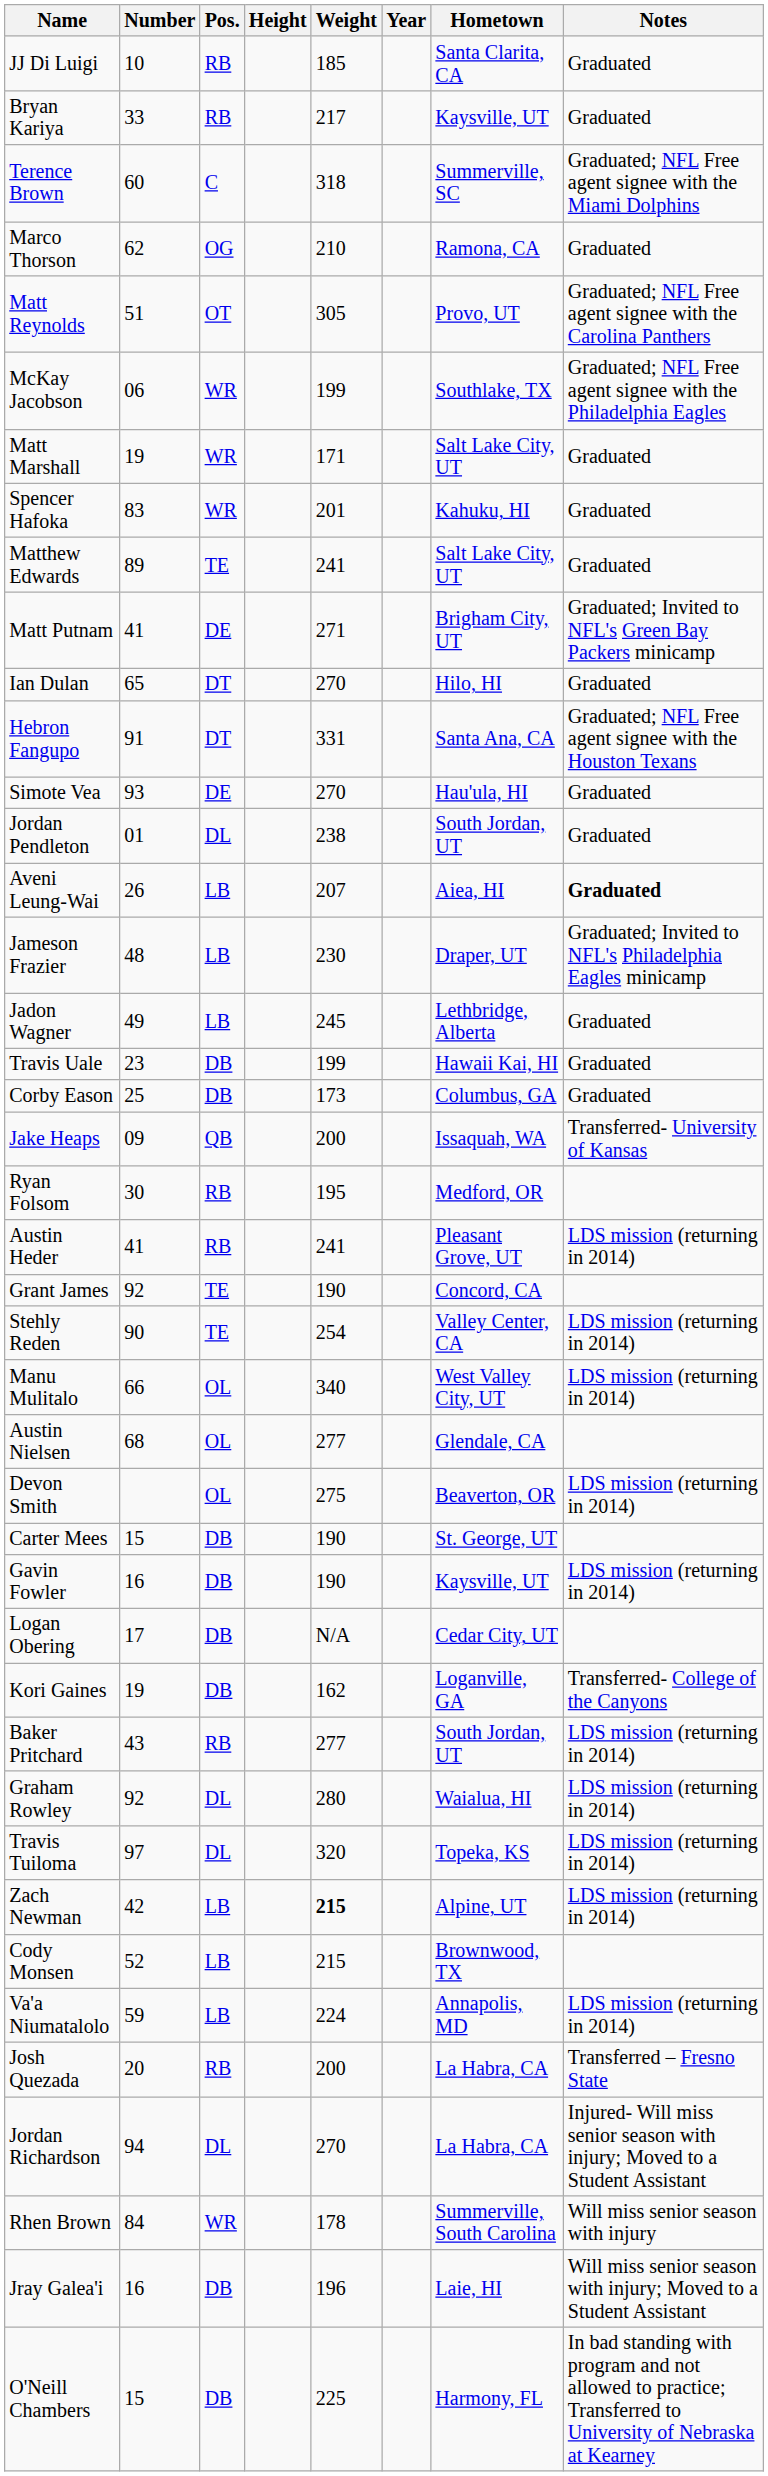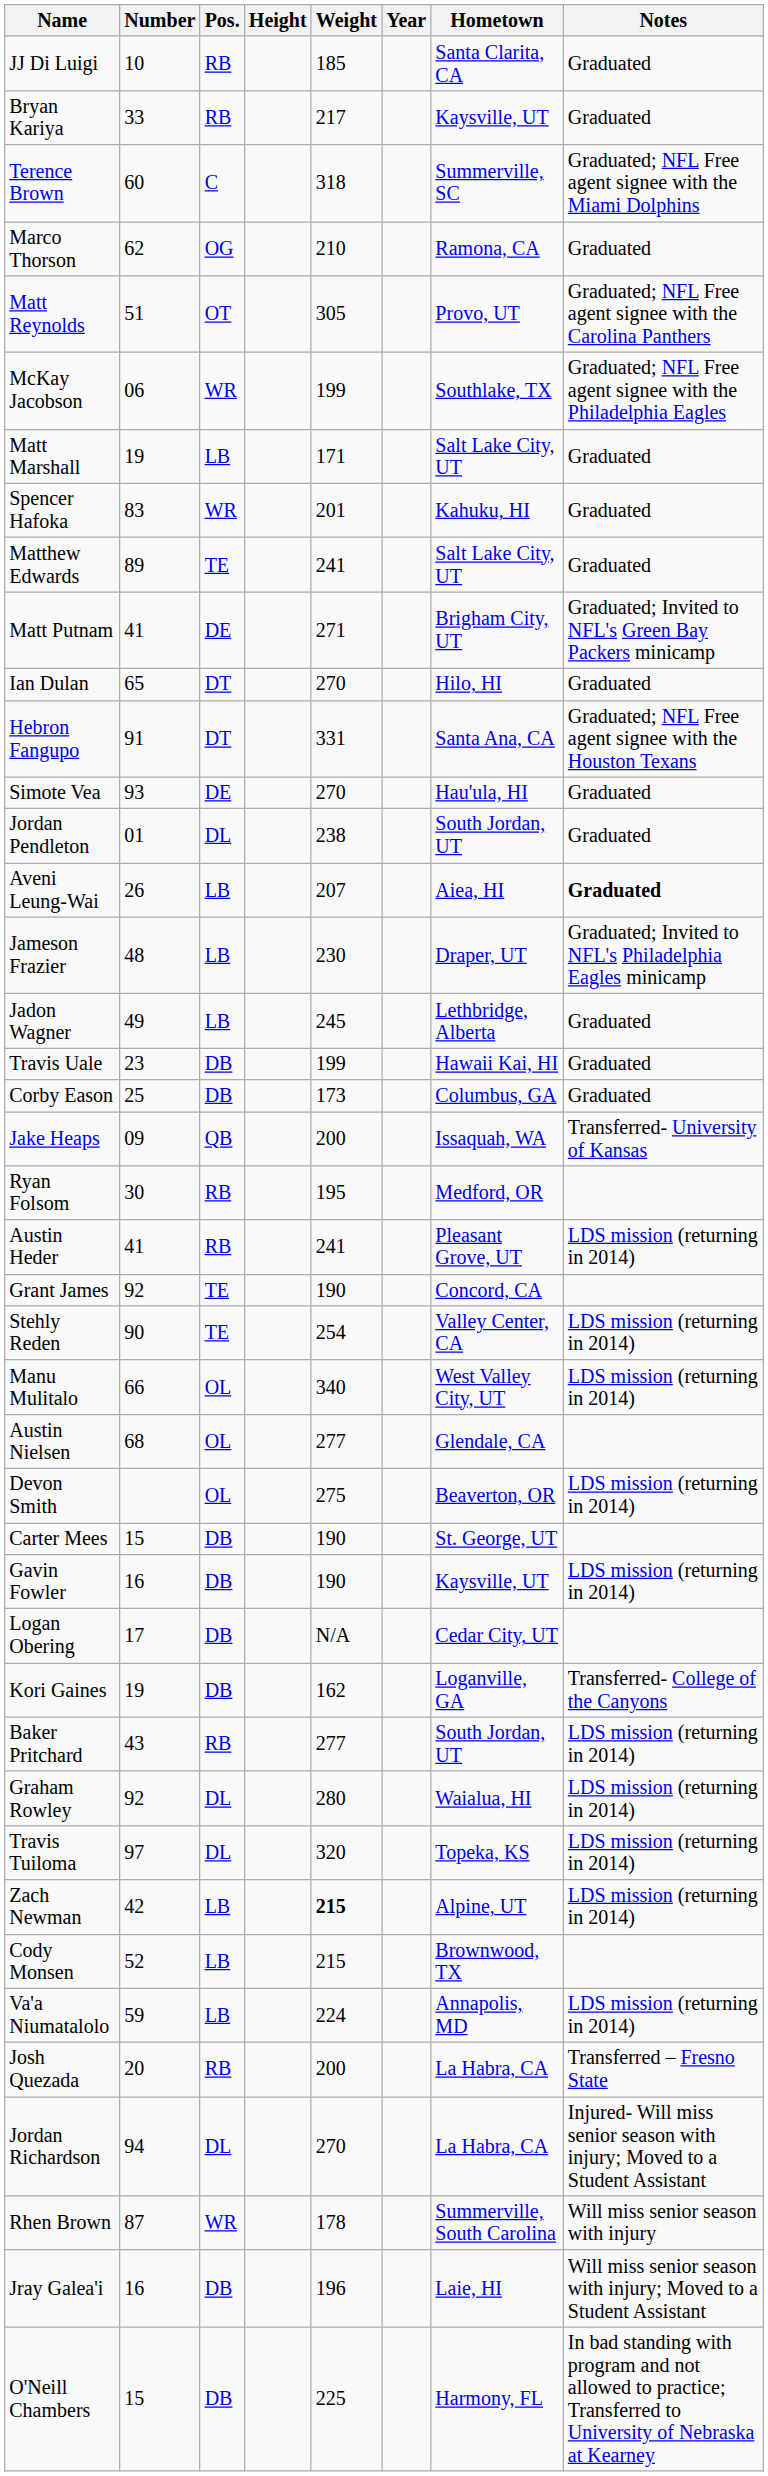(221, 456) WR -> (217, 456) LB
(134, 2222) 84 -> (134, 2222) 87
